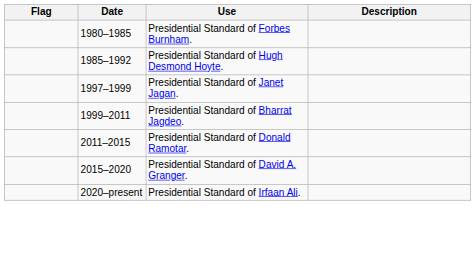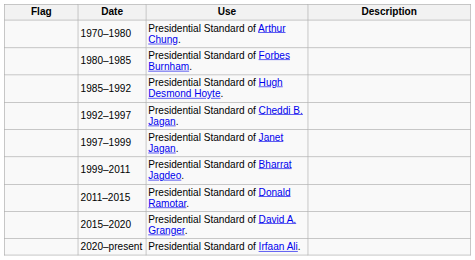+ row: (217, 34)
+ row: (226, 116)
